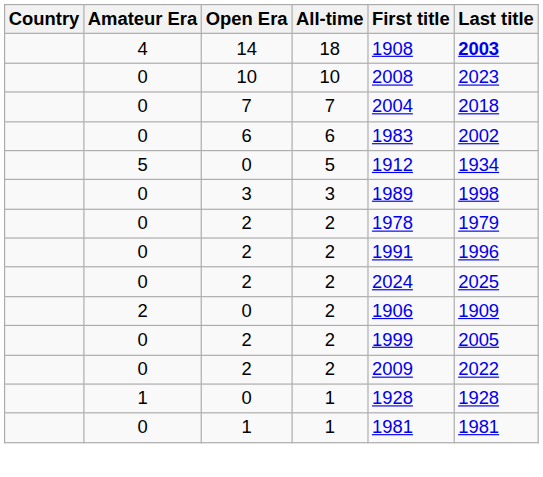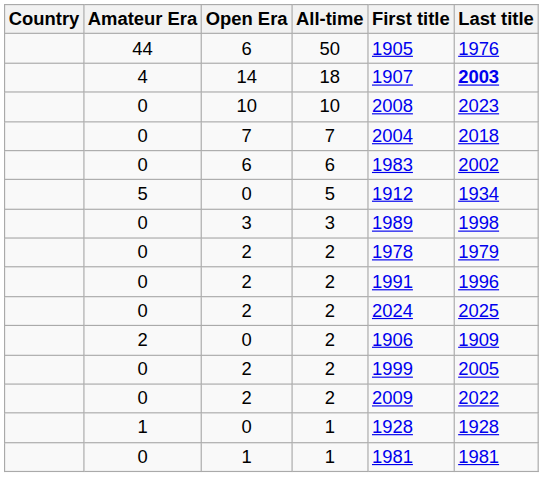+ row: (247, 48)
(392, 48) 1908 -> (392, 77) 1907
